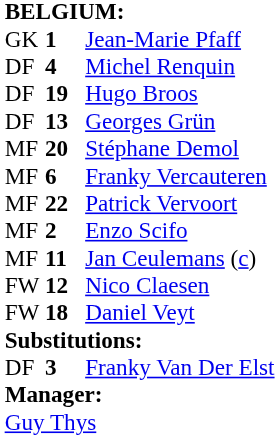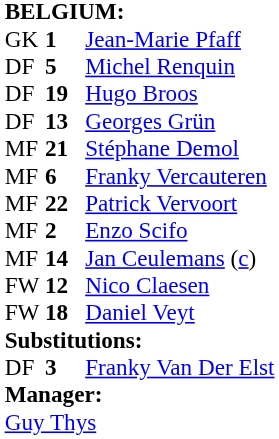(51, 66) 4 -> (51, 66) 5
(56, 148) 20 -> (56, 148) 21
(56, 258) 11 -> (56, 258) 14
